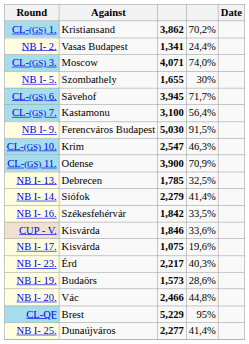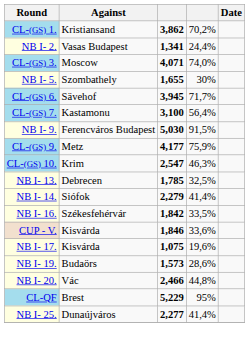+ row: (34, 146)
- row: (32, 163)
- row: (37, 264)
